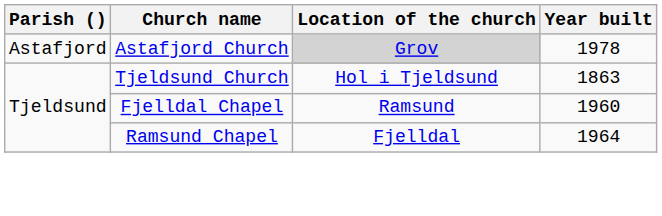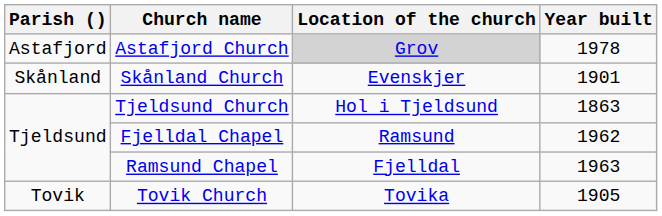+ row: (202, 78)
(599, 108) 1960 -> (599, 137) 1962
(599, 137) 1964 -> (599, 167) 1963
+ row: (202, 196)
